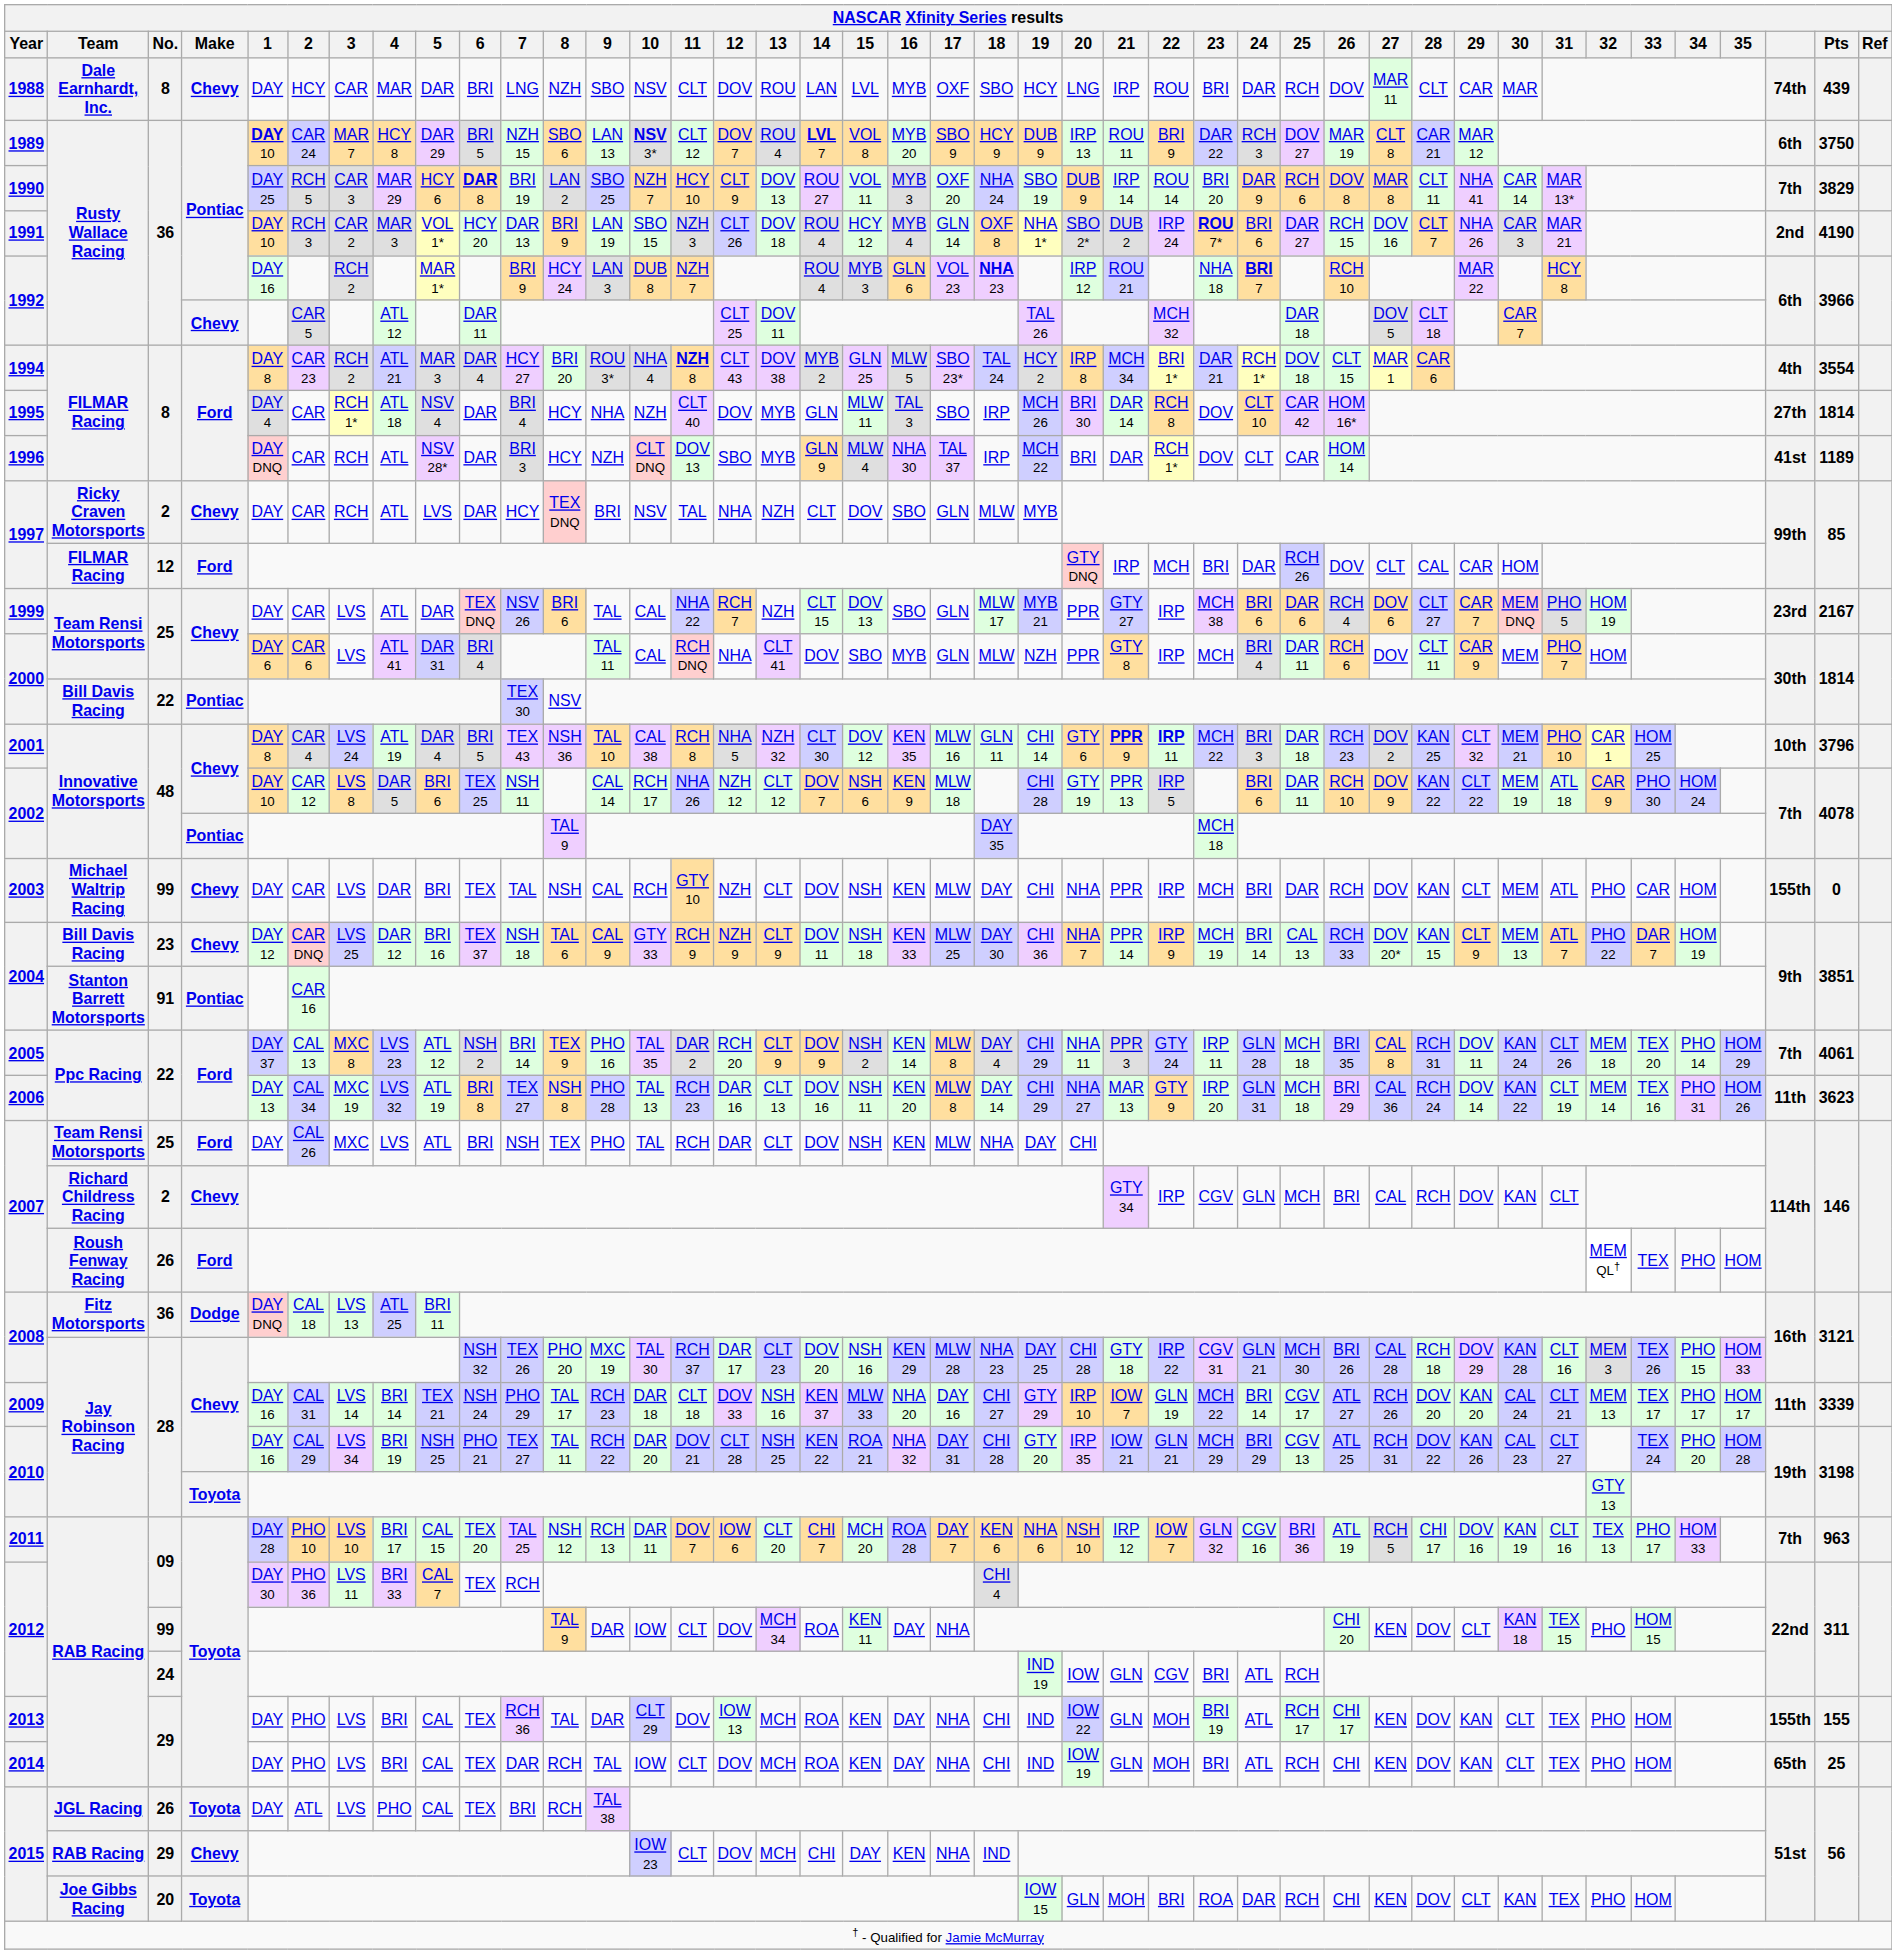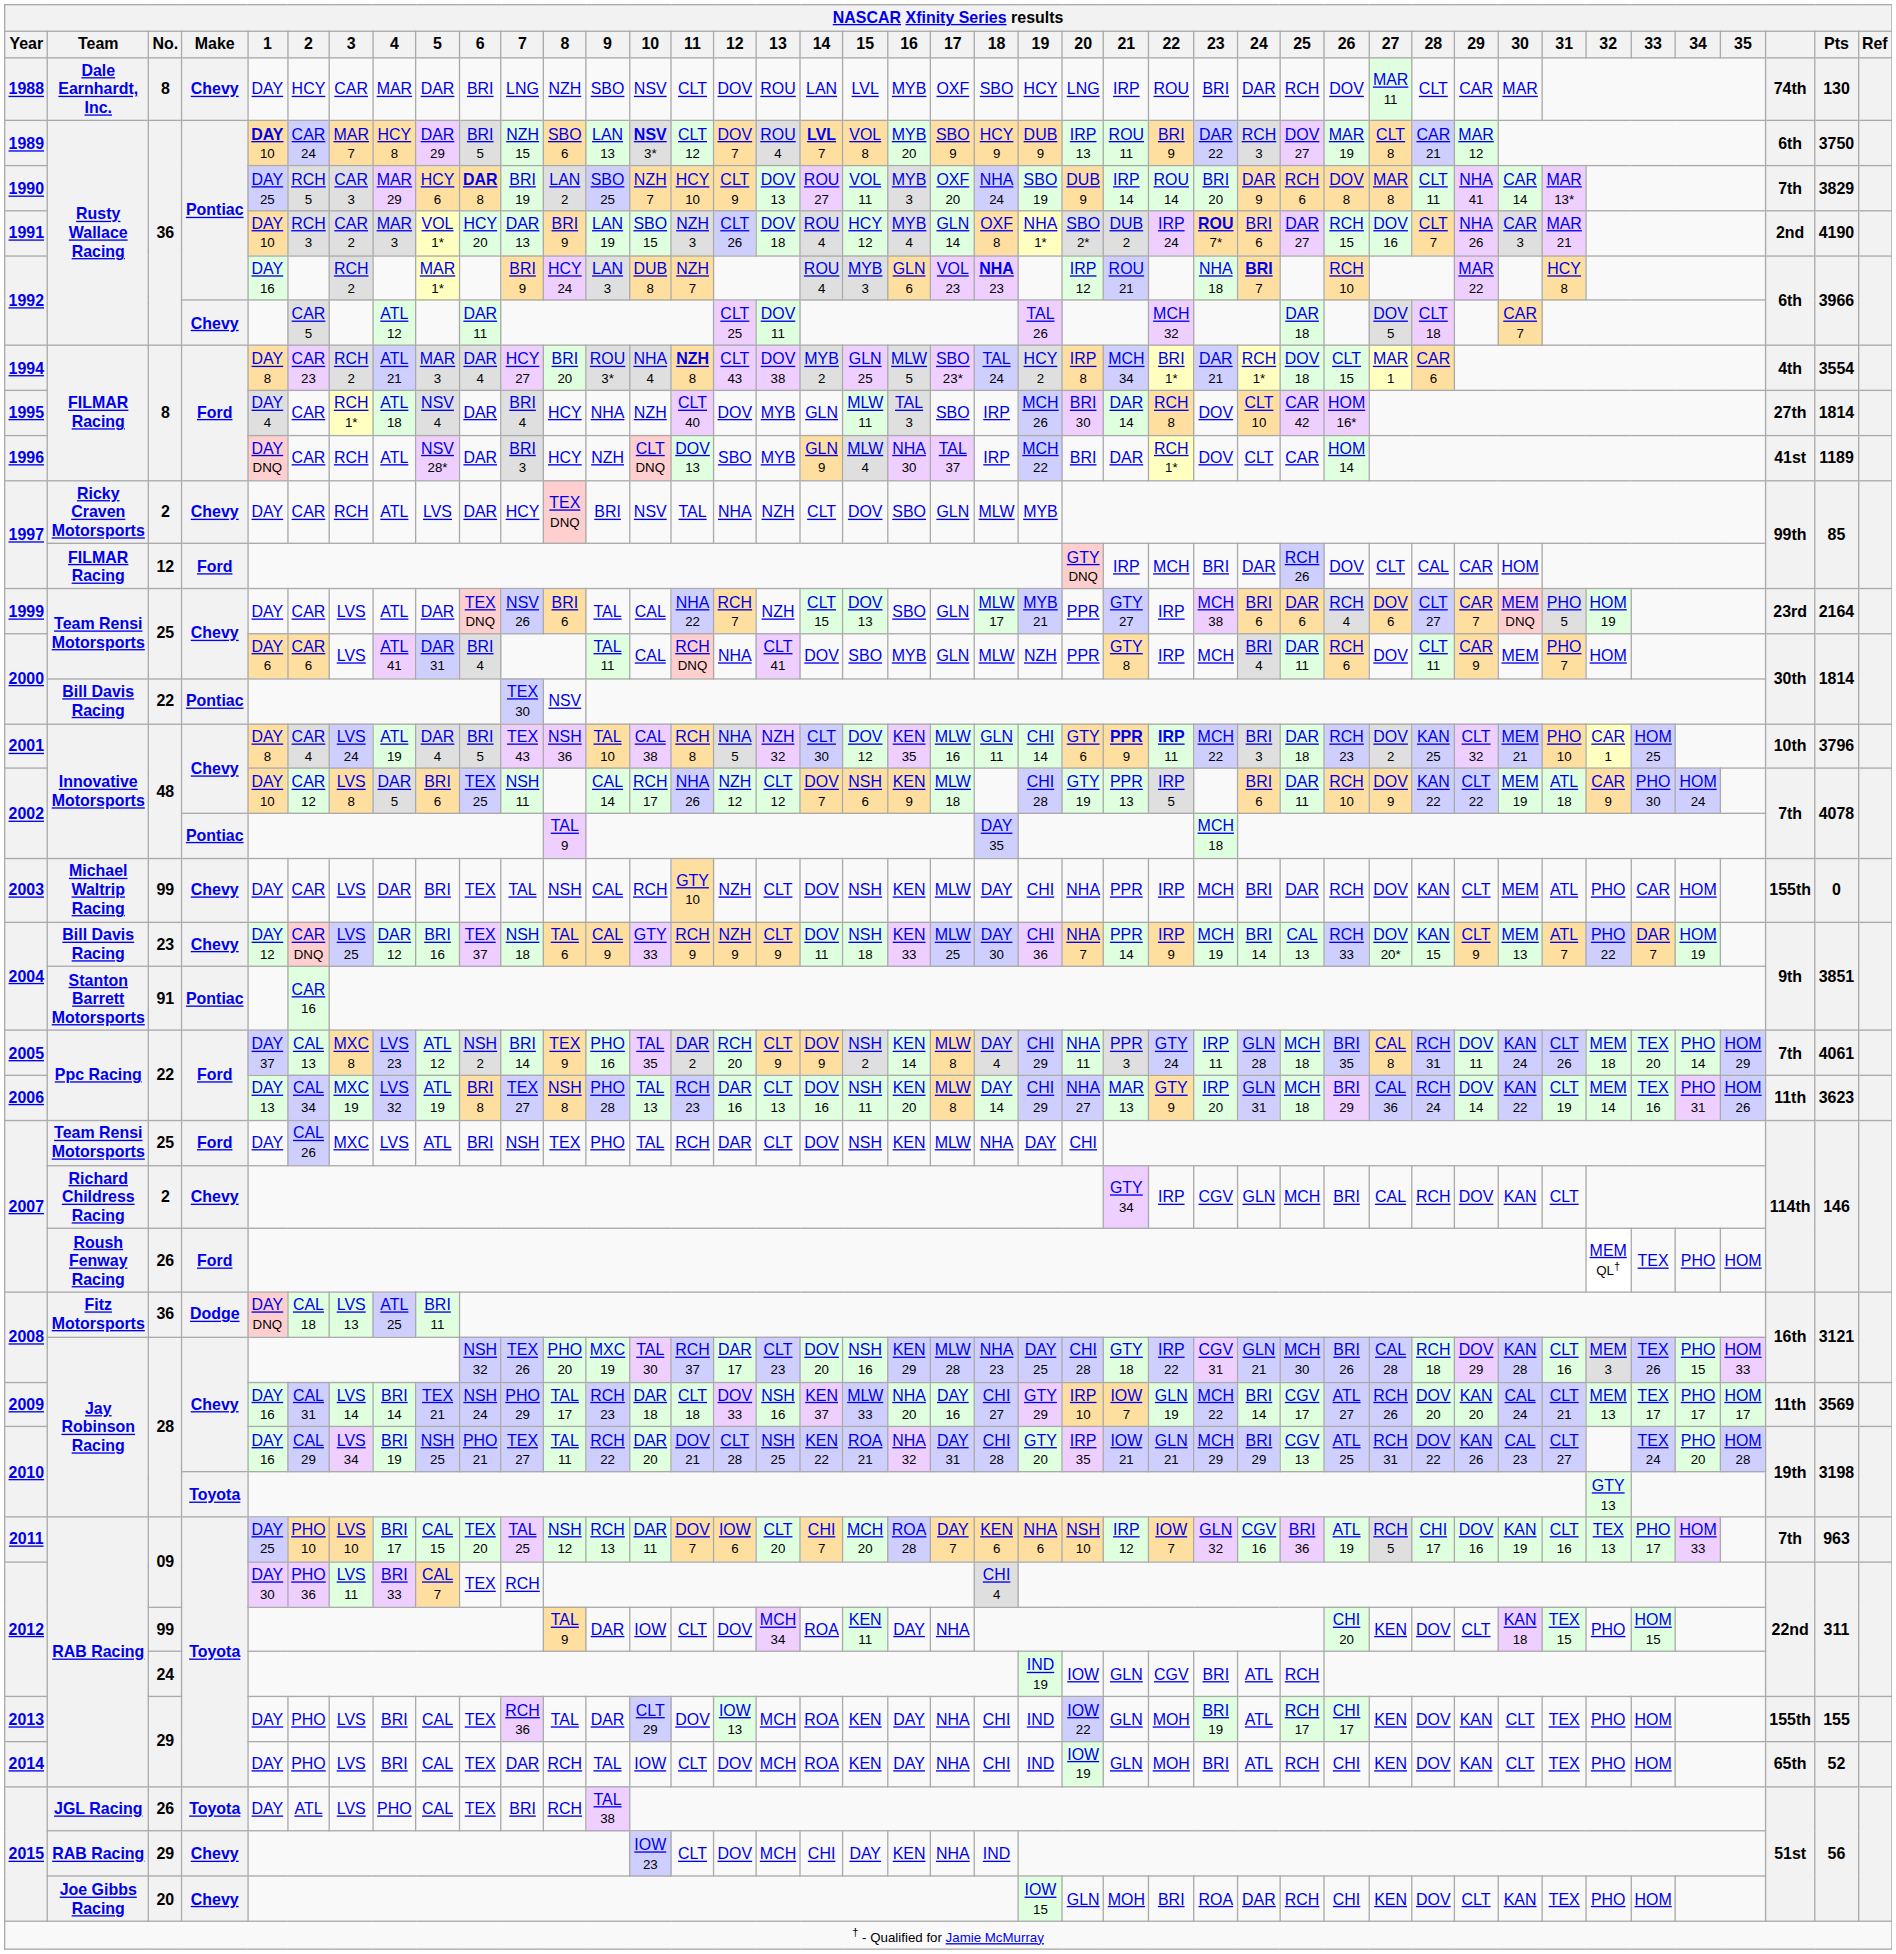(1836, 89) 439 -> (1836, 89) 130
(1836, 611) 2167 -> (1836, 611) 2164
(1836, 1405) 3339 -> (1836, 1405) 3569
(267, 1539) DAY 28 -> (267, 1539) DAY 25
(1836, 1764) 25 -> (1836, 1764) 52
(215, 1899) Toyota -> (215, 1899) Chevy
